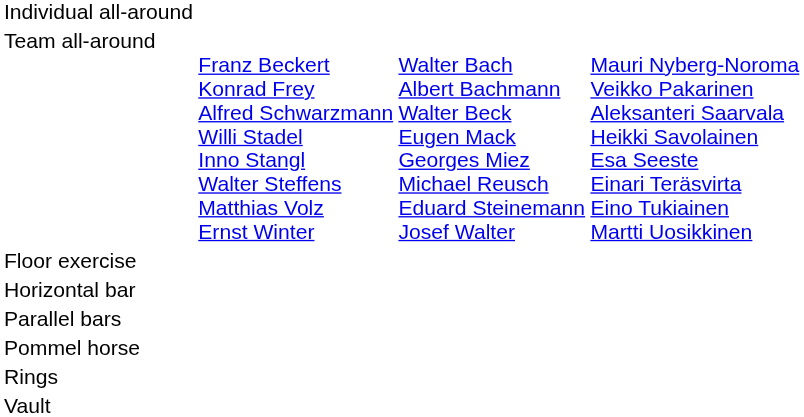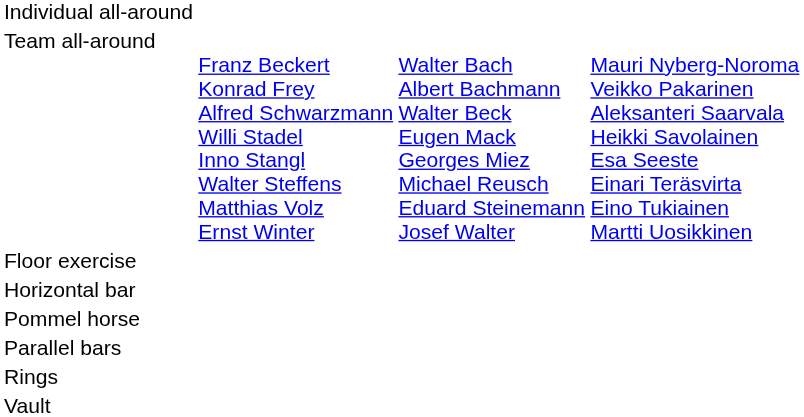rows swapped: (63, 318) <-> (72, 347)
